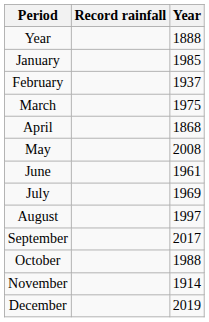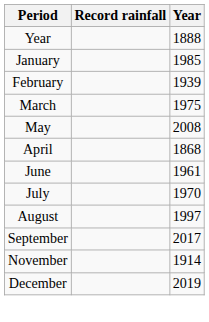(187, 82) 1937 -> (187, 82) 1939
rows swapped: (38, 127) <-> (38, 149)
(187, 194) 1969 -> (187, 194) 1970
- row: (38, 261)
